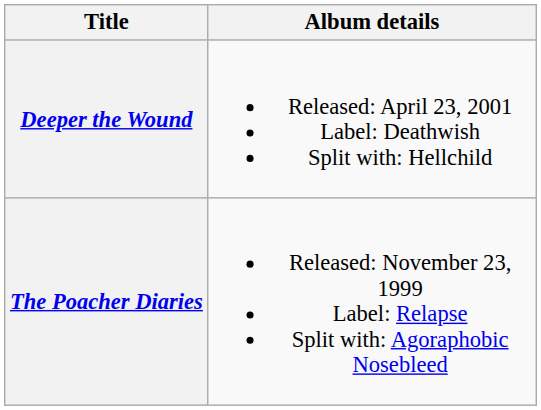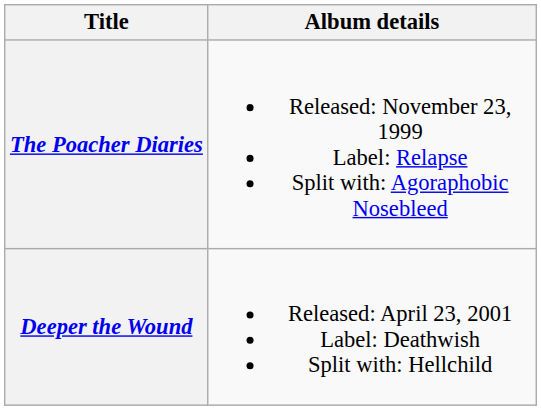rows swapped: (106, 301) <-> (106, 118)
